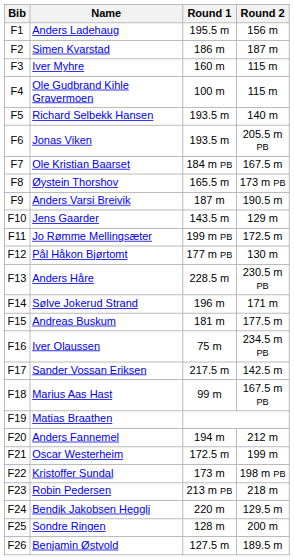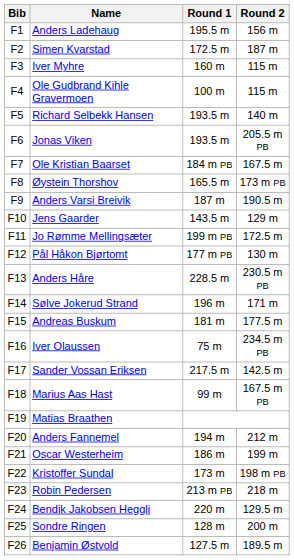(209, 49) 186 m -> (209, 49) 172.5 m
(209, 455) 172.5 m -> (209, 455) 186 m
